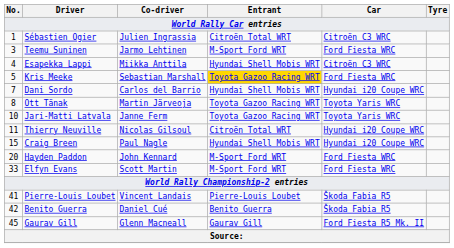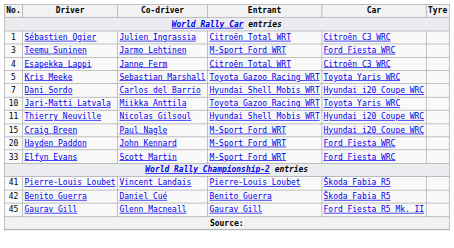(153, 64) Miikka Anttila -> (143, 64) Janne Ferm
(265, 64) Hyundai Shell Mobis WRT -> (250, 64) Citroën Total WRT
(265, 77) gold background -> (265, 77) no background
(359, 77) Ford Fiesta WRC -> (362, 77) Toyota Yaris WRC
- row: (46, 104)
(143, 117) Janne Ferm -> (153, 104) Miikka Anttila
(250, 130) Citroën Total WRT -> (265, 117) Hyundai Shell Mobis WRT
(265, 144) Hyundai Shell Mobis WRT -> (248, 130) M-Sport Ford WRT
